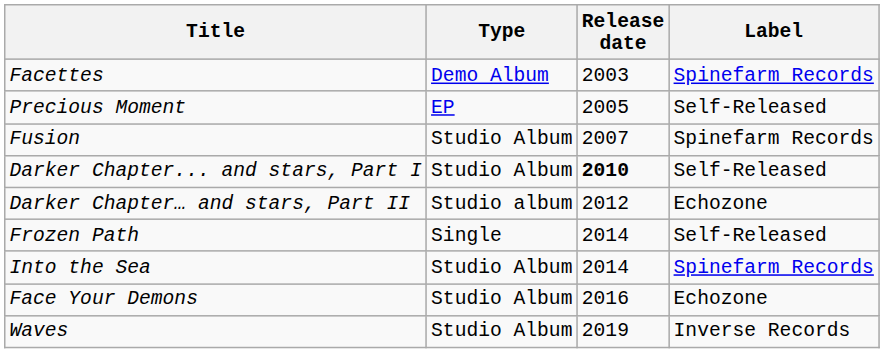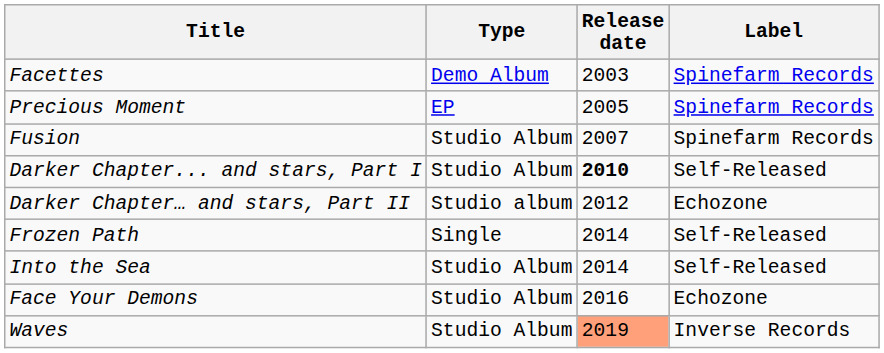(750, 107) Self-Released -> (774, 107) Spinefarm Records
(774, 267) Spinefarm Records -> (750, 267) Self-Released
(605, 331) no background -> (605, 331) lightsalmon background
